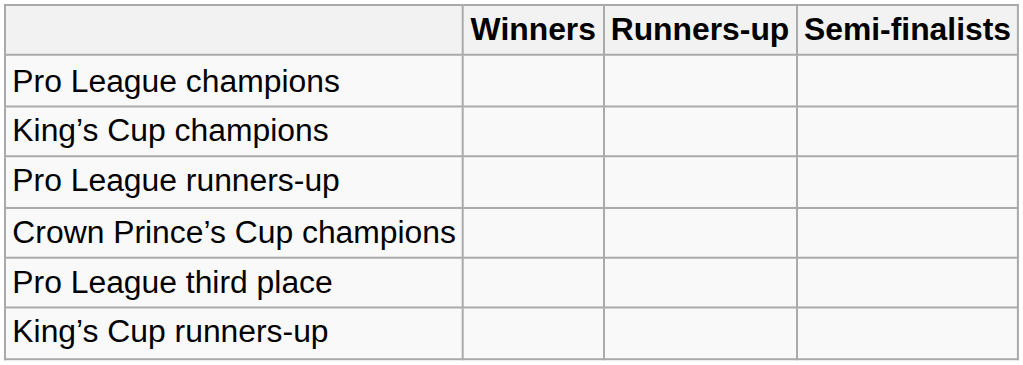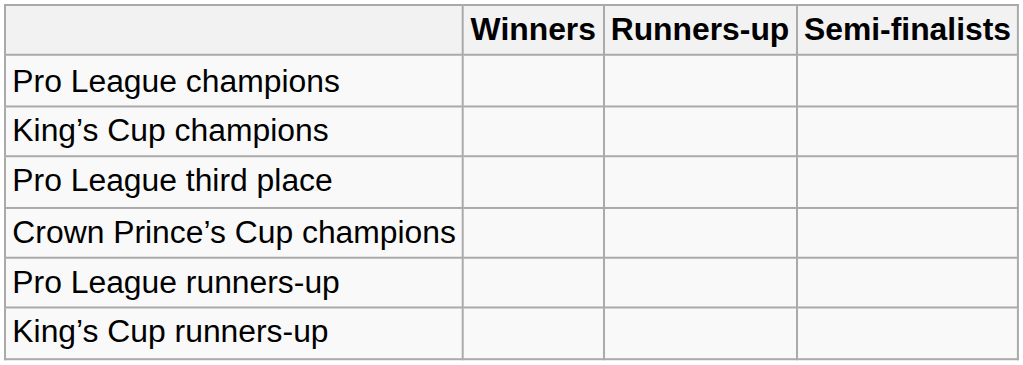rows swapped: (176, 181) <-> (173, 282)
